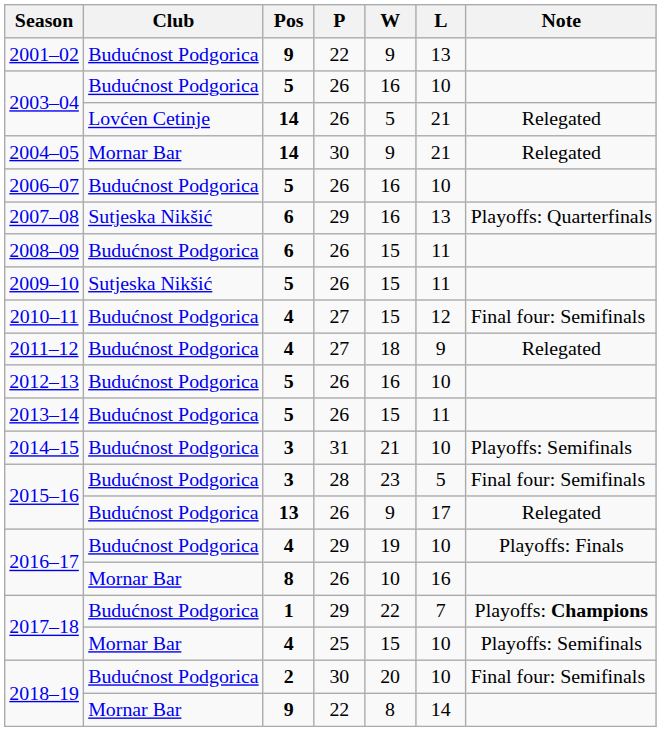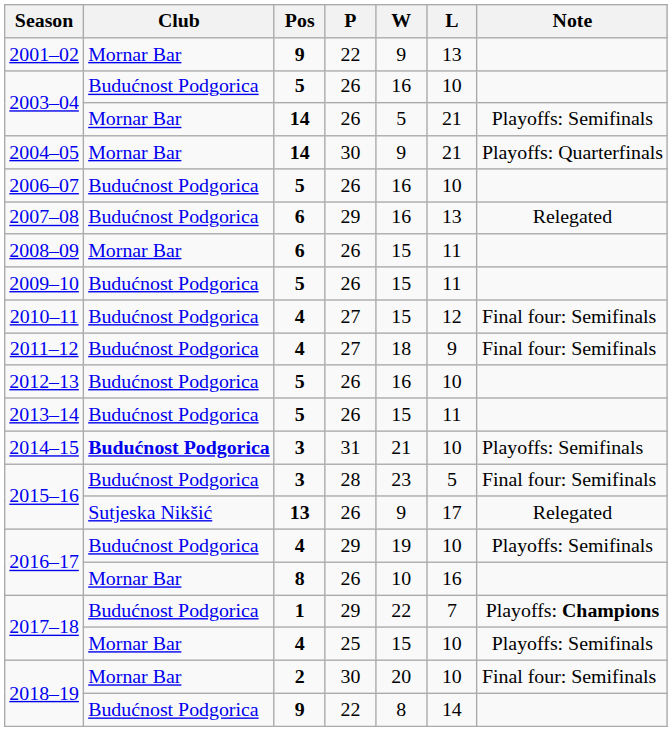(173, 54) Budućnost Podgorica -> (135, 54) Mornar Bar
(149, 119) Lovćen Cetinje -> (135, 119) Mornar Bar
(561, 119) Relegated -> (572, 119) Playoffs: Semifinals
(561, 152) Relegated -> (572, 152) Playoffs: Quarterfinals
(150, 217) Sutjeska Nikšić -> (173, 217) Budućnost Podgorica
(561, 217) Playoffs: Quarterfinals -> (572, 217) Relegated
(173, 250) Budućnost Podgorica -> (135, 250) Mornar Bar
(150, 283) Sutjeska Nikšić -> (173, 283) Budućnost Podgorica
(561, 349) Relegated -> (569, 349) Final four: Semifinals
(173, 447) normal -> (179, 447) bold
(173, 512) Budućnost Podgorica -> (150, 512) Sutjeska Nikšić
(561, 545) Playoffs: Finals -> (572, 545) Playoffs: Semifinals
(173, 676) Budućnost Podgorica -> (135, 676) Mornar Bar
(135, 709) Mornar Bar -> (173, 709) Budućnost Podgorica
